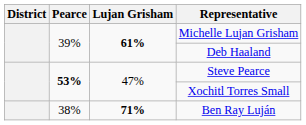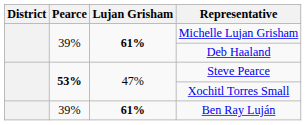(69, 110) 38% -> (69, 110) 39%
(133, 110) 71% -> (133, 110) 61%
